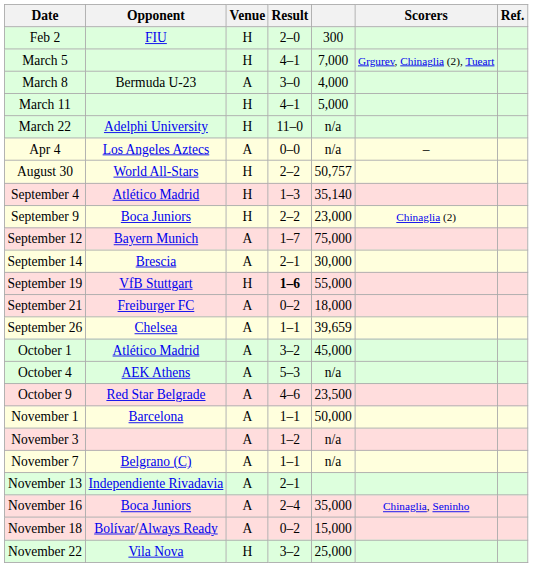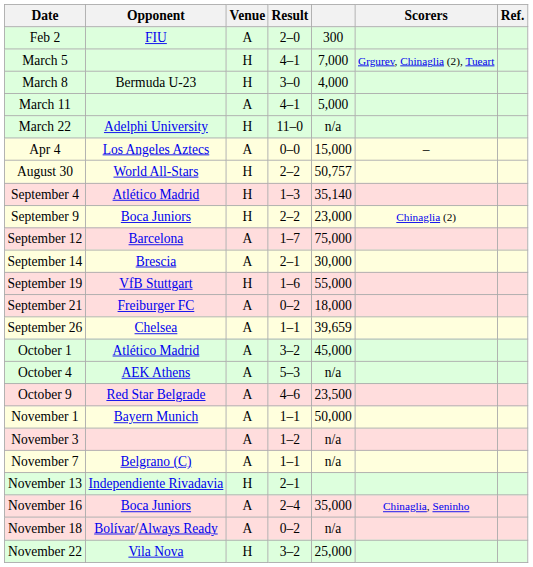(247, 38) H -> (247, 38) A
(247, 82) A -> (247, 82) H
(247, 105) H -> (247, 105) A
(333, 149) n/a -> (333, 149) 15,000
(156, 238) Bayern Munich -> (156, 238) Barcelona
(290, 283) bold -> (290, 283) normal
(156, 417) Barcelona -> (156, 417) Bayern Munich
(247, 484) A -> (247, 484) H
(333, 528) 15,000 -> (333, 528) n/a
